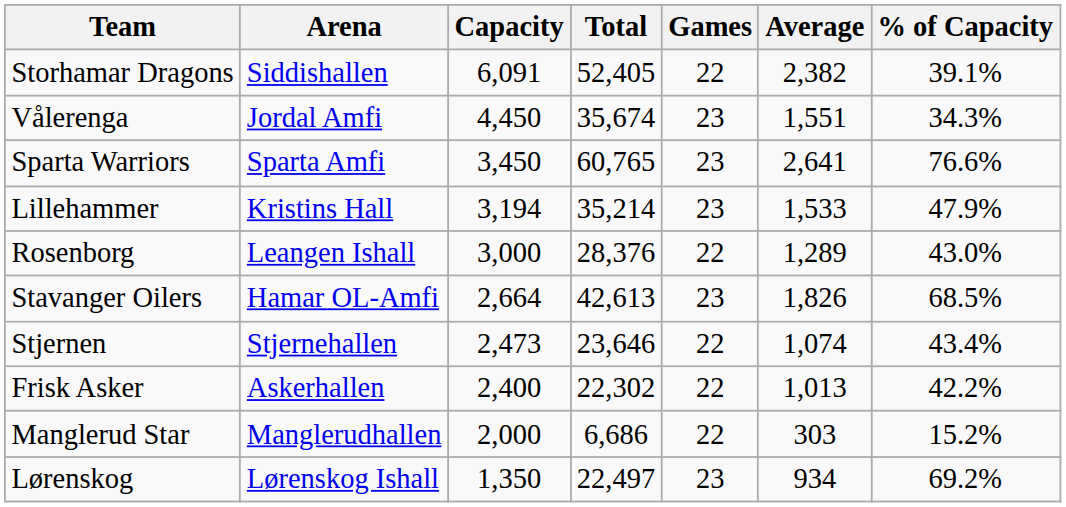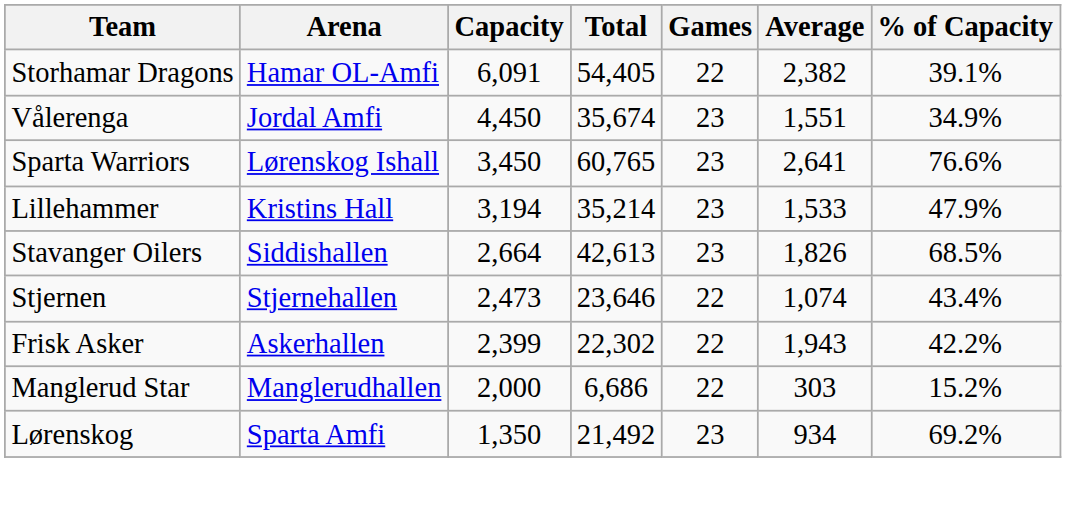(317, 72) Siddishallen -> (343, 72) Hamar OL-Amfi
(616, 72) 52,405 -> (616, 72) 54,405
(965, 117) 34.3% -> (965, 117) 34.9%
(316, 162) Sparta Amfi -> (343, 162) Lørenskog Ishall
- row: (73, 252)
(343, 298) Hamar OL-Amfi -> (317, 252) Siddishallen
(509, 388) 2,400 -> (509, 343) 2,399
(815, 388) 1,013 -> (815, 343) 1,943
(343, 478) Lørenskog Ishall -> (316, 433) Sparta Amfi
(616, 478) 22,497 -> (616, 433) 21,492
